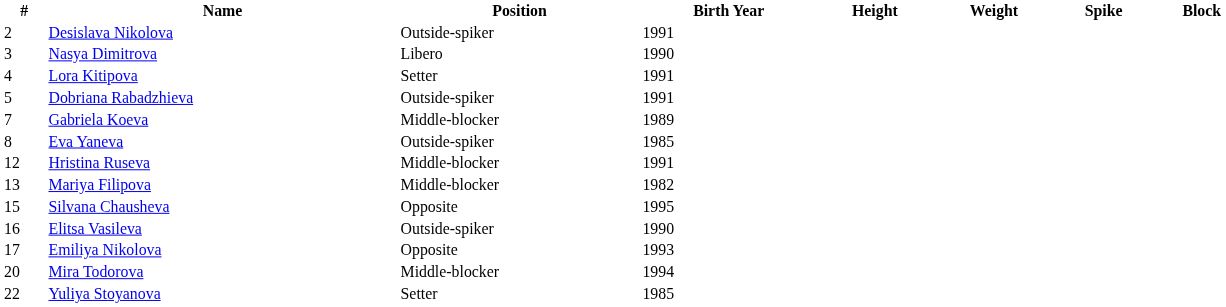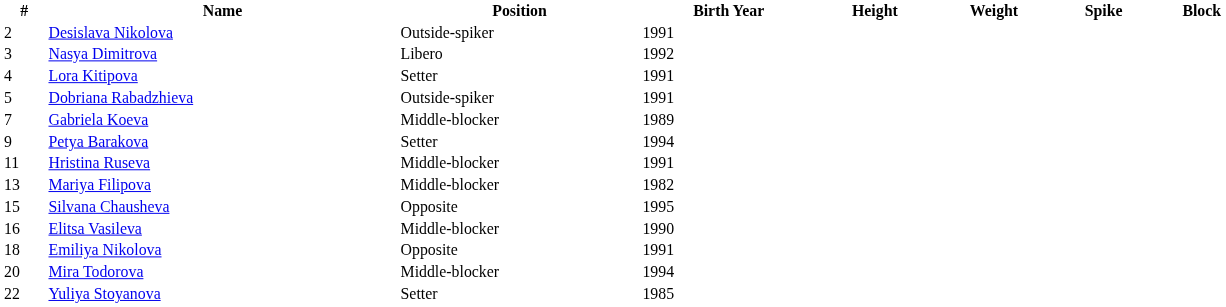(658, 54) 1990 -> (658, 54) 1992
- row: (86, 141)
+ row: (98, 141)
(12, 163) 12 -> (12, 163) 11
(447, 228) Outside-spiker -> (450, 228) Middle-blocker
(12, 250) 17 -> (12, 250) 18
(658, 250) 1993 -> (658, 250) 1991
